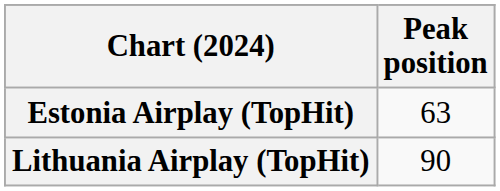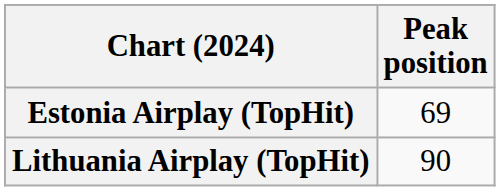(436, 112) 63 -> (436, 112) 69
